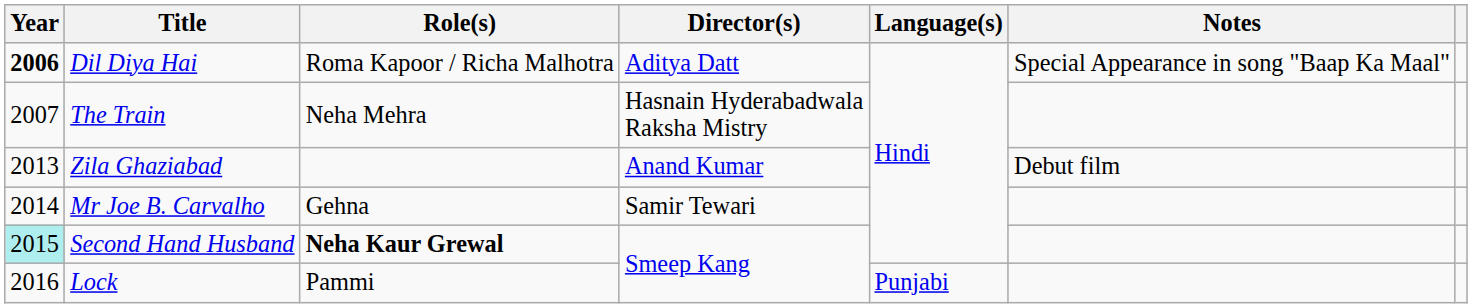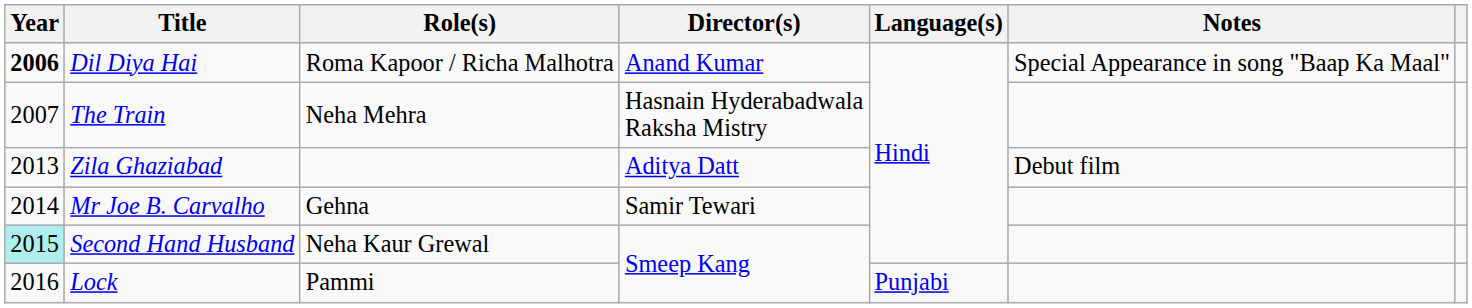(682, 62) Aditya Datt -> (694, 62) Anand Kumar
(694, 166) Anand Kumar -> (682, 166) Aditya Datt
(405, 243) bold -> (398, 243) normal
